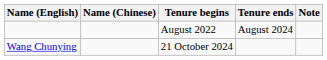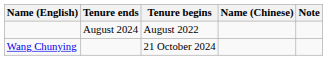columns swapped: (119, 13) <-> (266, 13)
